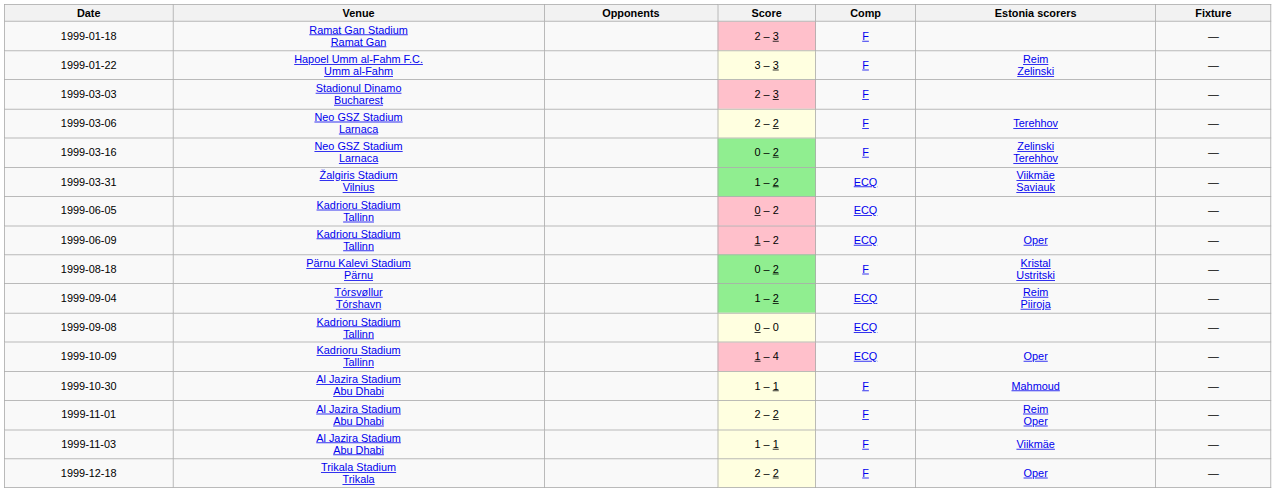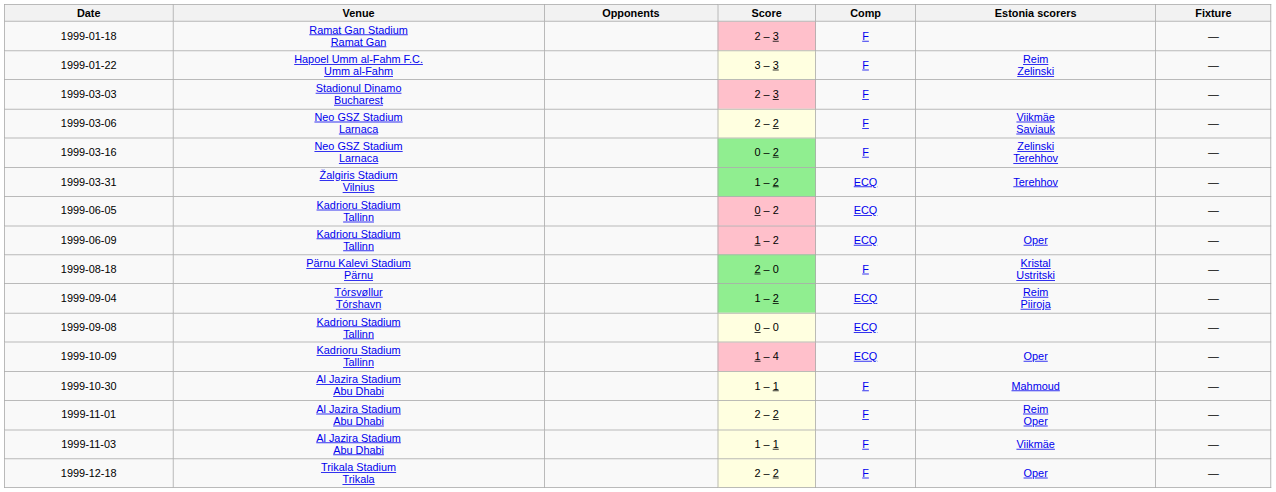(1036, 123) Terehhov -> (1036, 123) Viikmäe Saviauk
(1036, 181) Viikmäe Saviauk -> (1036, 181) Terehhov
(767, 269) 0 – 2 -> (767, 269) 2 – 0
